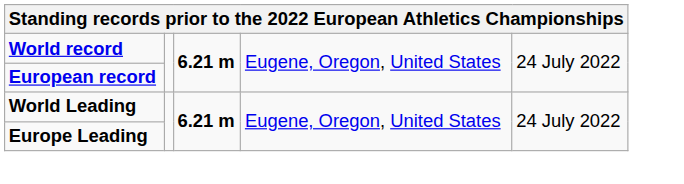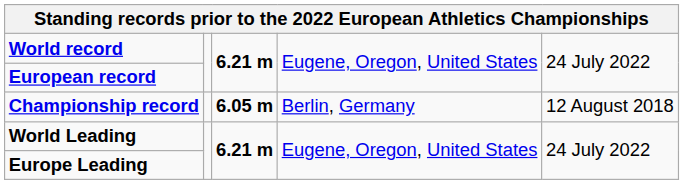+ row: (104, 106)
